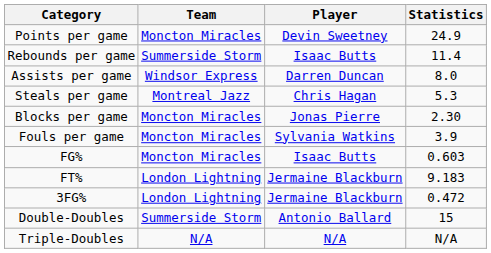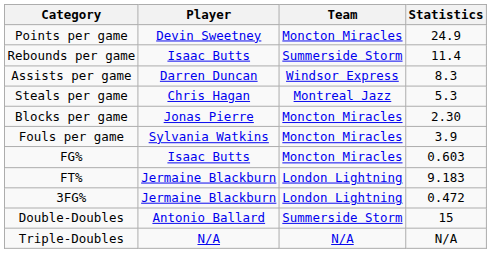columns swapped: (335, 15) <-> (201, 15)
(446, 76) 8.0 -> (446, 76) 8.3
